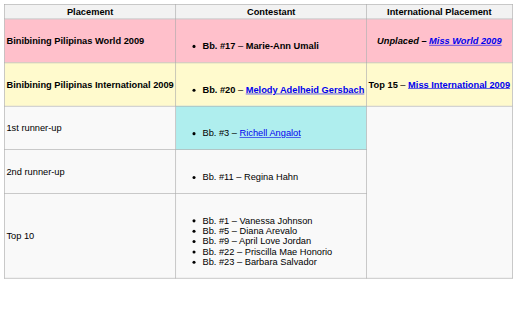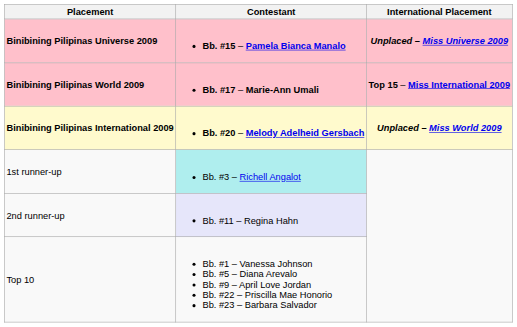+ row: (82, 41)
(439, 41) Unplaced – Miss World 2009 -> (439, 85) Top 15 – Miss International 2009
(439, 85) Top 15 – Miss International 2009 -> (439, 128) Unplaced – Miss World 2009
(271, 177) no background -> (271, 220) lavender background
